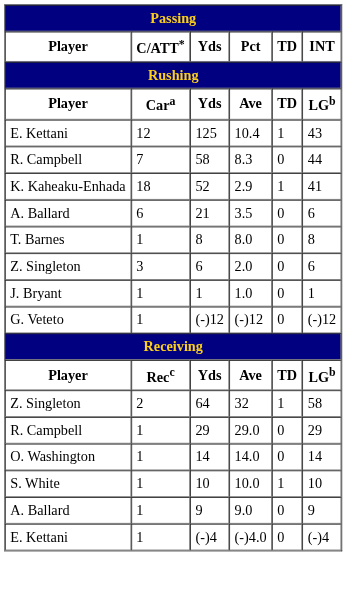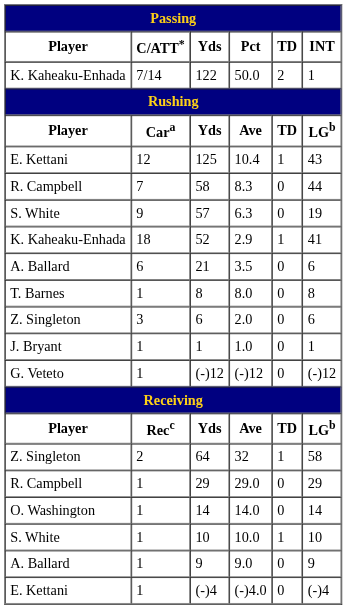+ row: (206, 75)
+ row: (203, 212)
